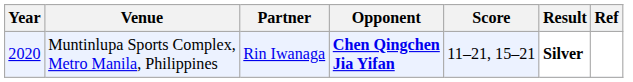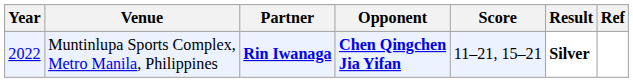(24, 54) 2020 -> (24, 54) 2022
(284, 54) normal -> (287, 54) bold
